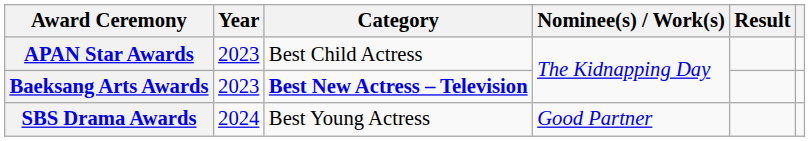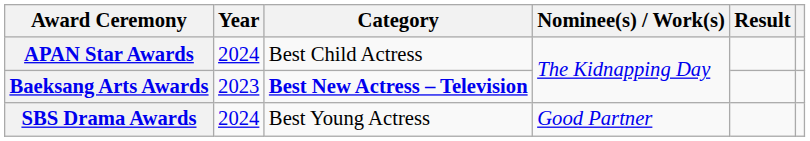(239, 53) 2023 -> (239, 53) 2024
